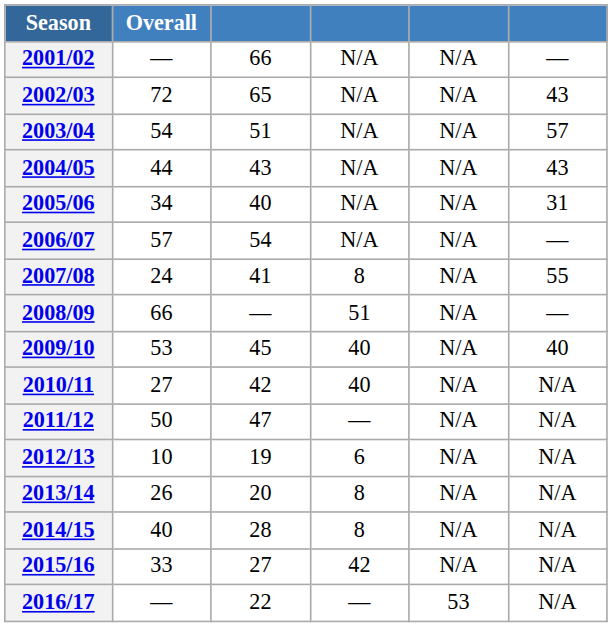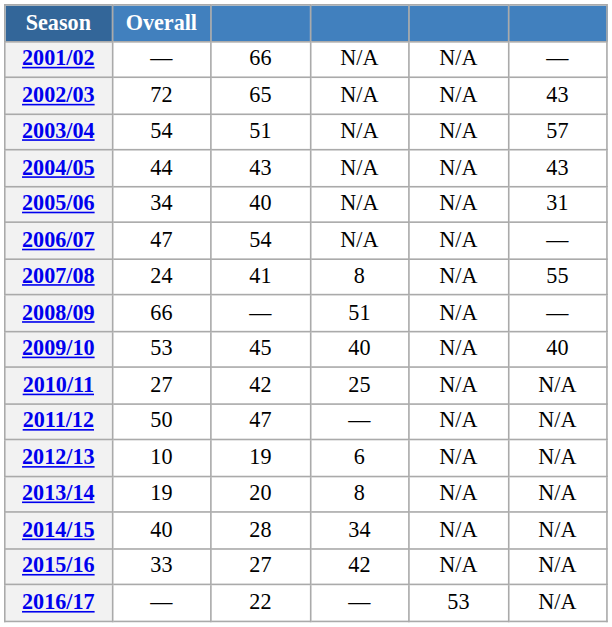(161, 239) 57 -> (161, 239) 47
(359, 384) 40 -> (359, 384) 25
(161, 493) 26 -> (161, 493) 19
(359, 529) 8 -> (359, 529) 34
